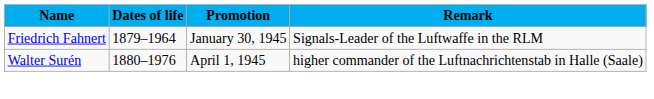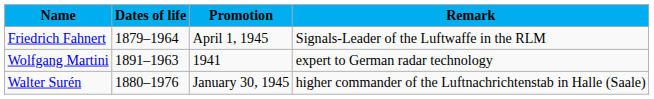(238, 37) January 30, 1945 -> (230, 37) April 1, 1945
+ row: (58, 60)
(228, 60) April 1, 1945 -> (241, 82) January 30, 1945
